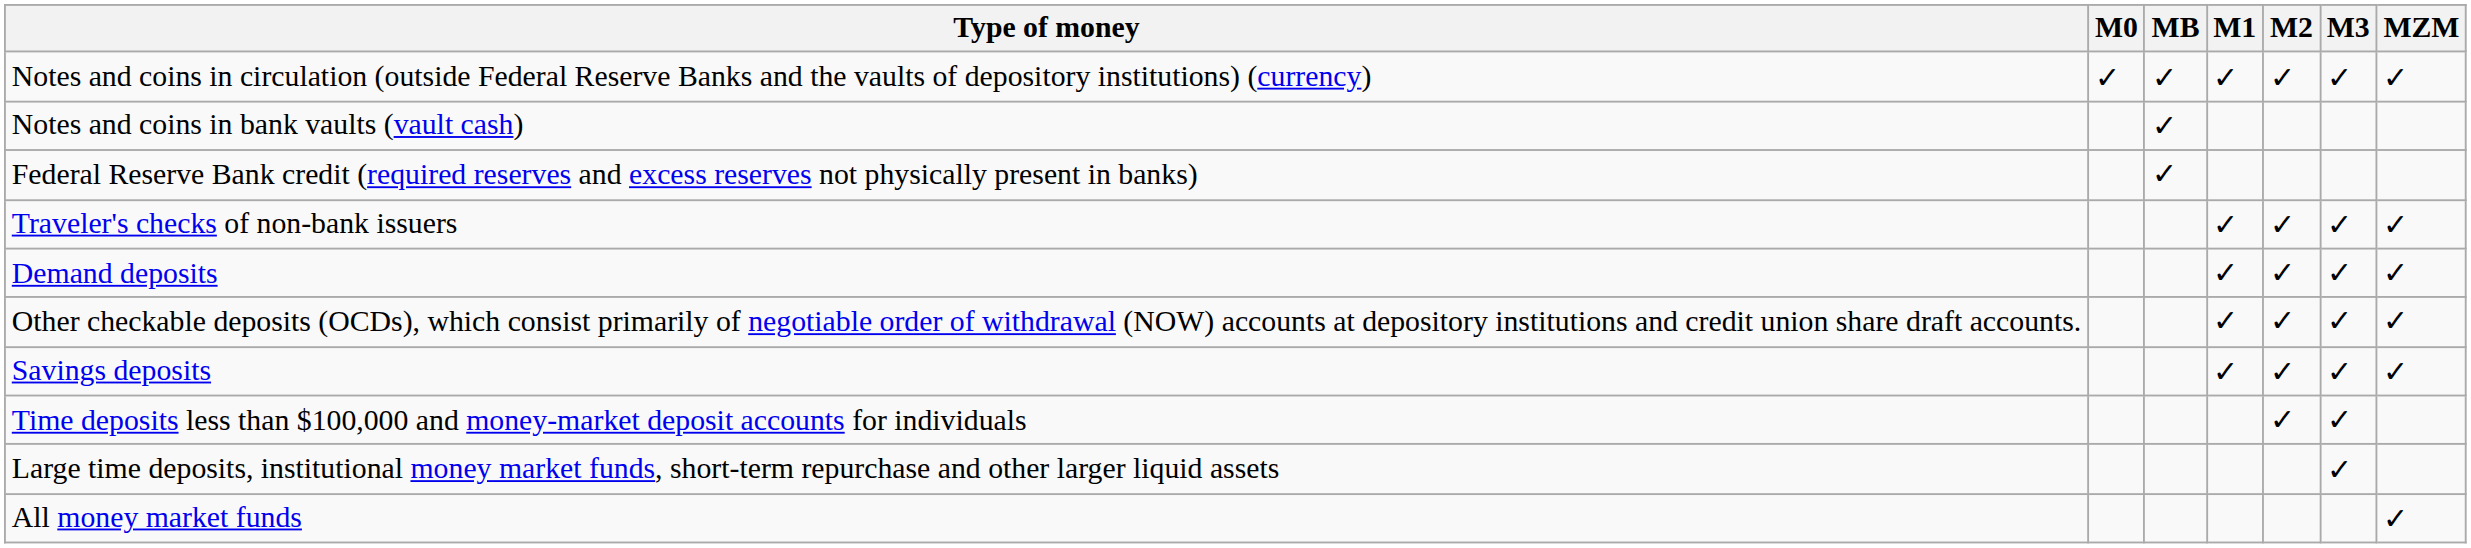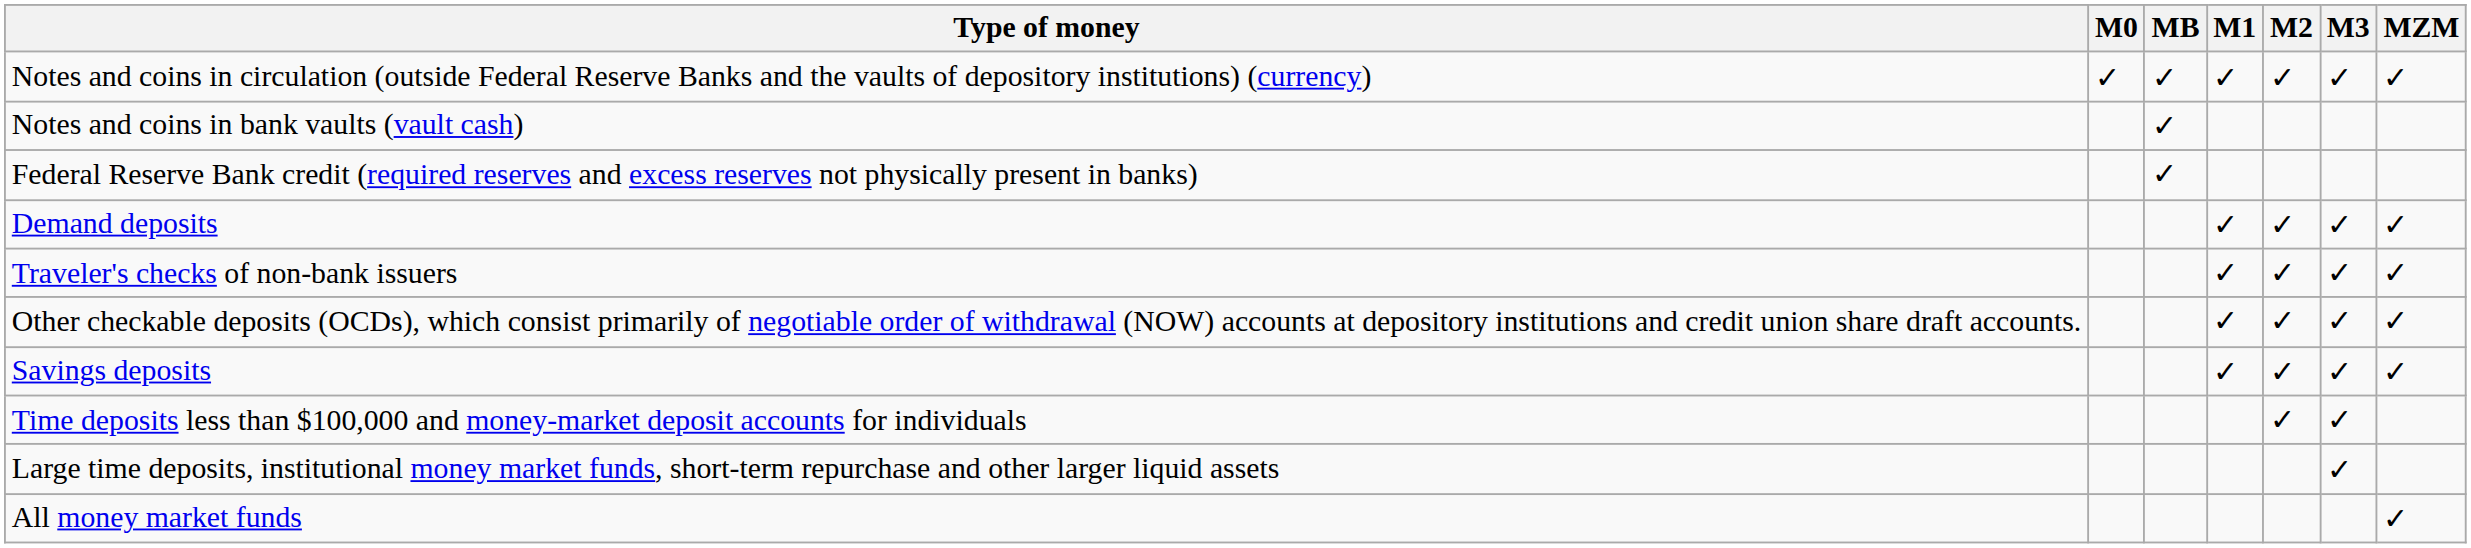rows swapped: (235, 223) <-> (115, 272)
